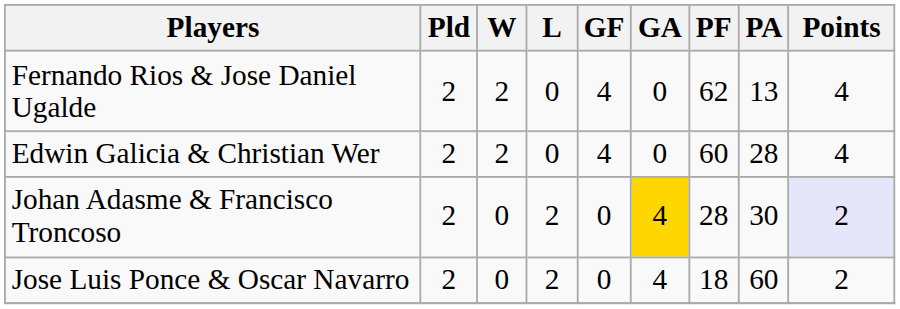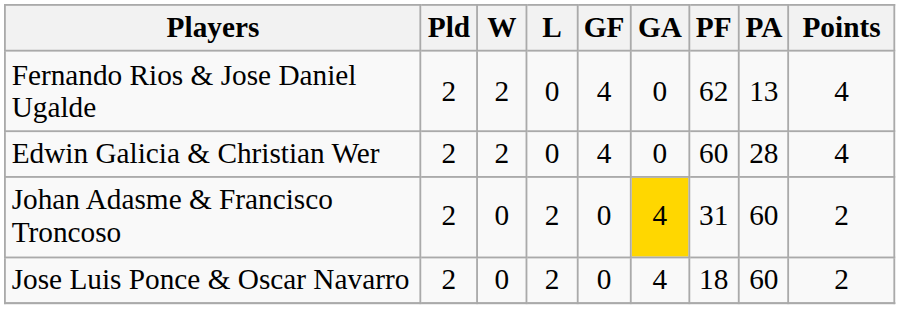(714, 216) 28 -> (714, 216) 31
(764, 216) 30 -> (764, 216) 60
(842, 216) lavender background -> (842, 216) no background
